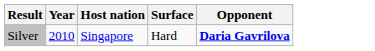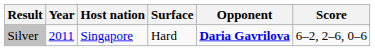+ column: (331, 14)
(62, 35) 2010 -> (61, 35) 2011
